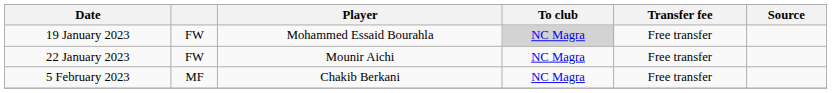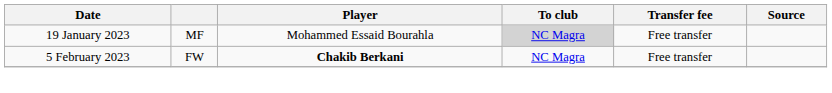(195, 35) FW -> (195, 35) MF
- row: (88, 56)
(195, 77) MF -> (195, 56) FW
(360, 77) normal -> (360, 56) bold
